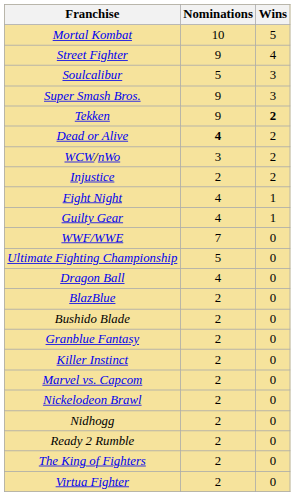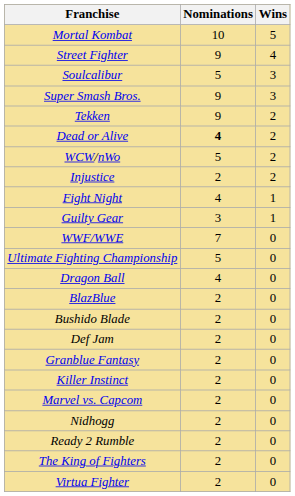(273, 116) bold -> (273, 116) normal
(218, 156) 3 -> (218, 156) 5
(218, 217) 4 -> (218, 217) 3
+ row: (92, 339)
- row: (92, 400)
